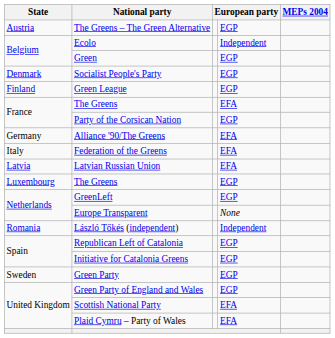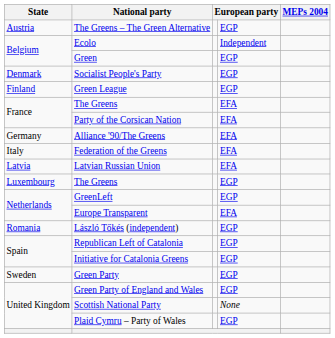(229, 120) EGP -> (229, 120) EFA
(230, 213) None -> (229, 213) EFA
(243, 228) Independent -> (229, 228) EGP
(229, 305) EFA -> (230, 305) None
(229, 321) EFA -> (229, 321) EGP
